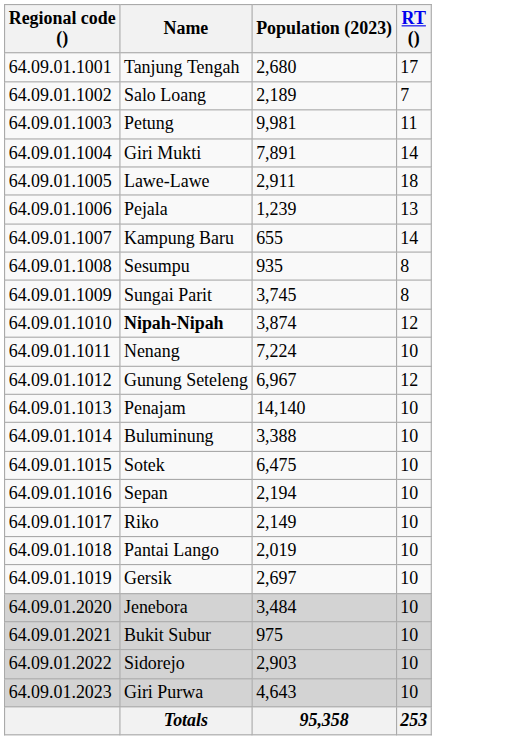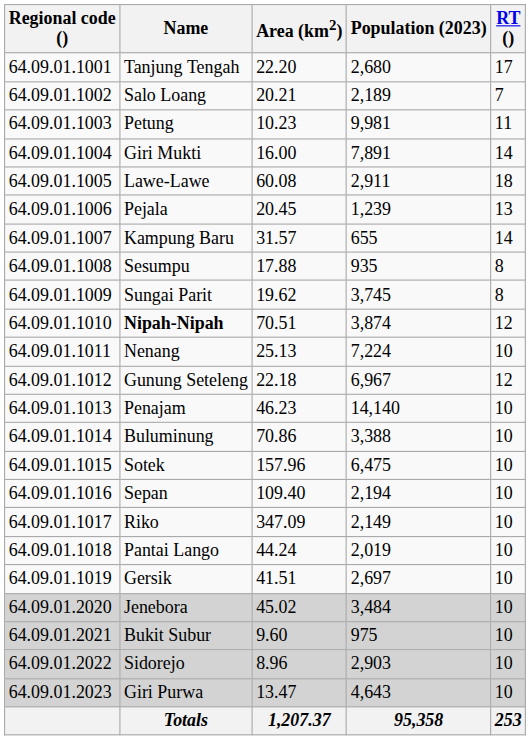+ column: (299, 28)
